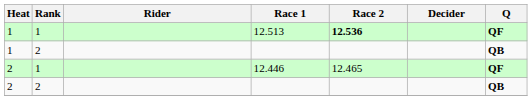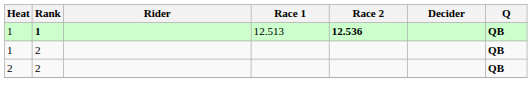(38, 32) normal -> (38, 32) bold
(496, 32) QF -> (496, 32) QB
- row: (10, 68)
